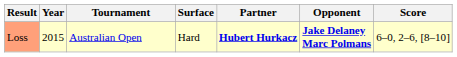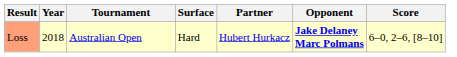(53, 36) 2015 -> (53, 36) 2018
(258, 36) bold -> (254, 36) normal
